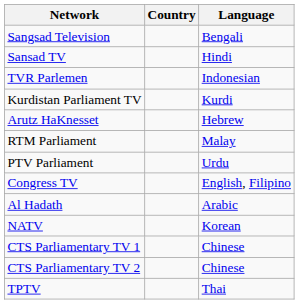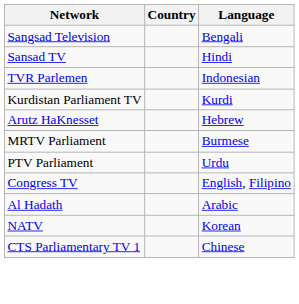- row: (52, 141)
+ row: (57, 141)
- row: (74, 267)
- row: (24, 288)
